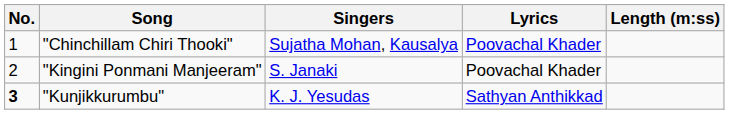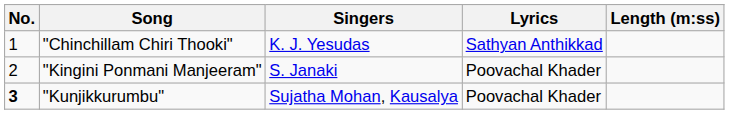(364, 44) Sujatha Mohan, Kausalya -> (319, 44) K. J. Yesudas
(533, 44) Poovachal Khader -> (534, 44) Sathyan Anthikkad
(319, 97) K. J. Yesudas -> (364, 97) Sujatha Mohan, Kausalya
(534, 97) Sathyan Anthikkad -> (533, 97) Poovachal Khader
